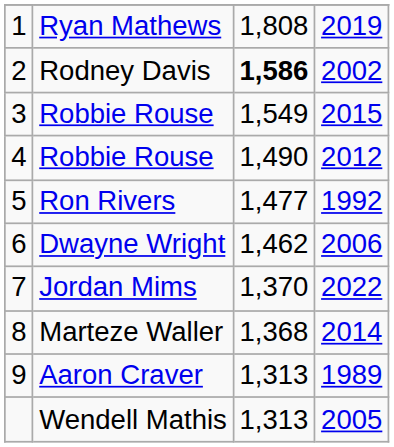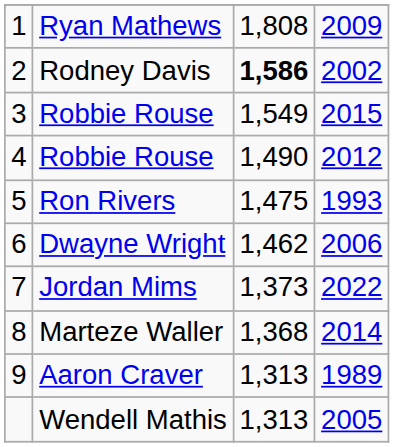(352, 26) 2019 -> (352, 26) 2009
(274, 200) 1,477 -> (274, 200) 1,475
(352, 200) 1992 -> (352, 200) 1993
(274, 288) 1,370 -> (274, 288) 1,373
